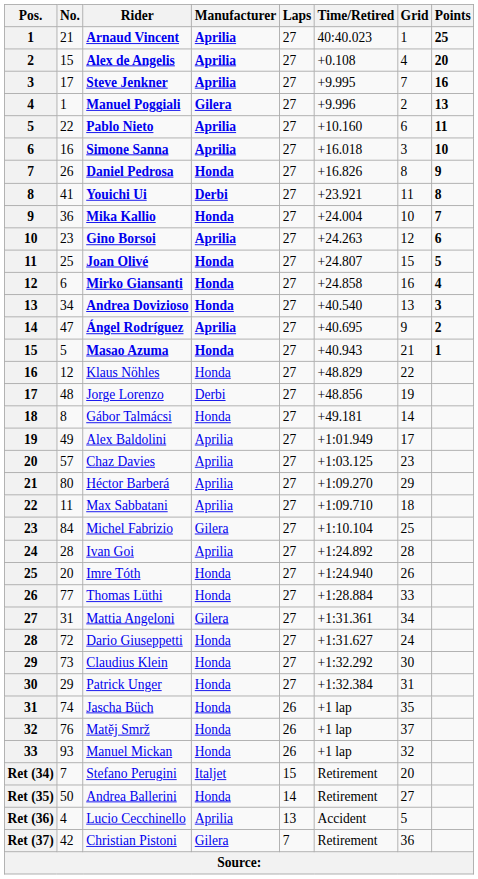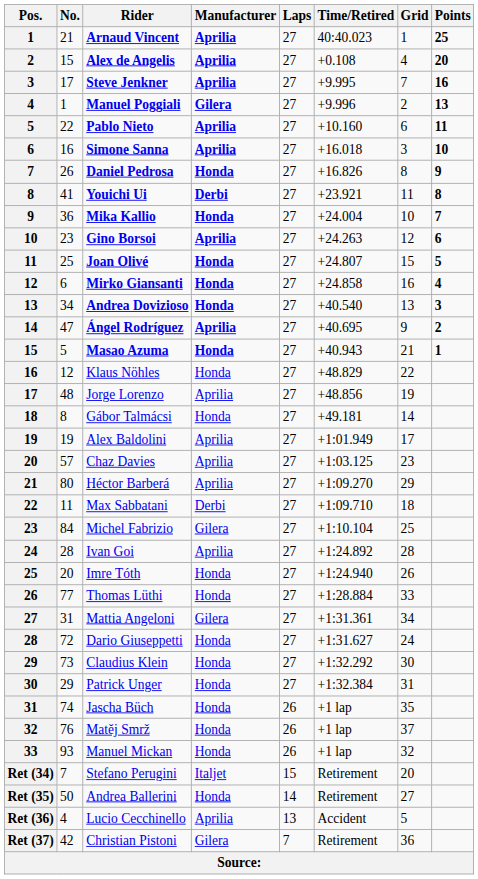(210, 395) Derbi -> (214, 395) Aprilia
(67, 439) 49 -> (67, 439) 19
(214, 506) Aprilia -> (210, 506) Derbi
